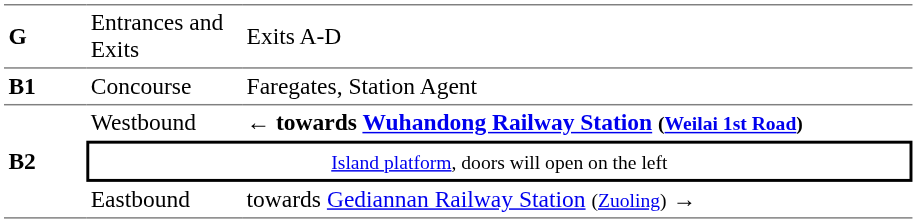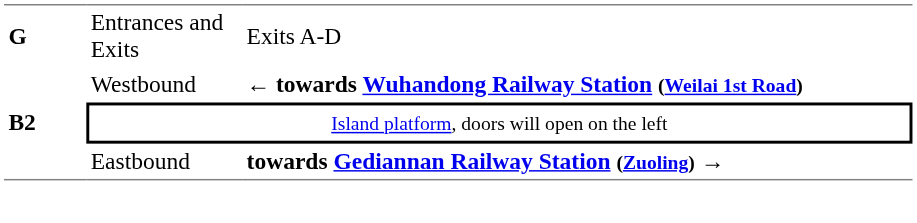- row: (141, 86)
(471, 199) normal -> (485, 161) bold
